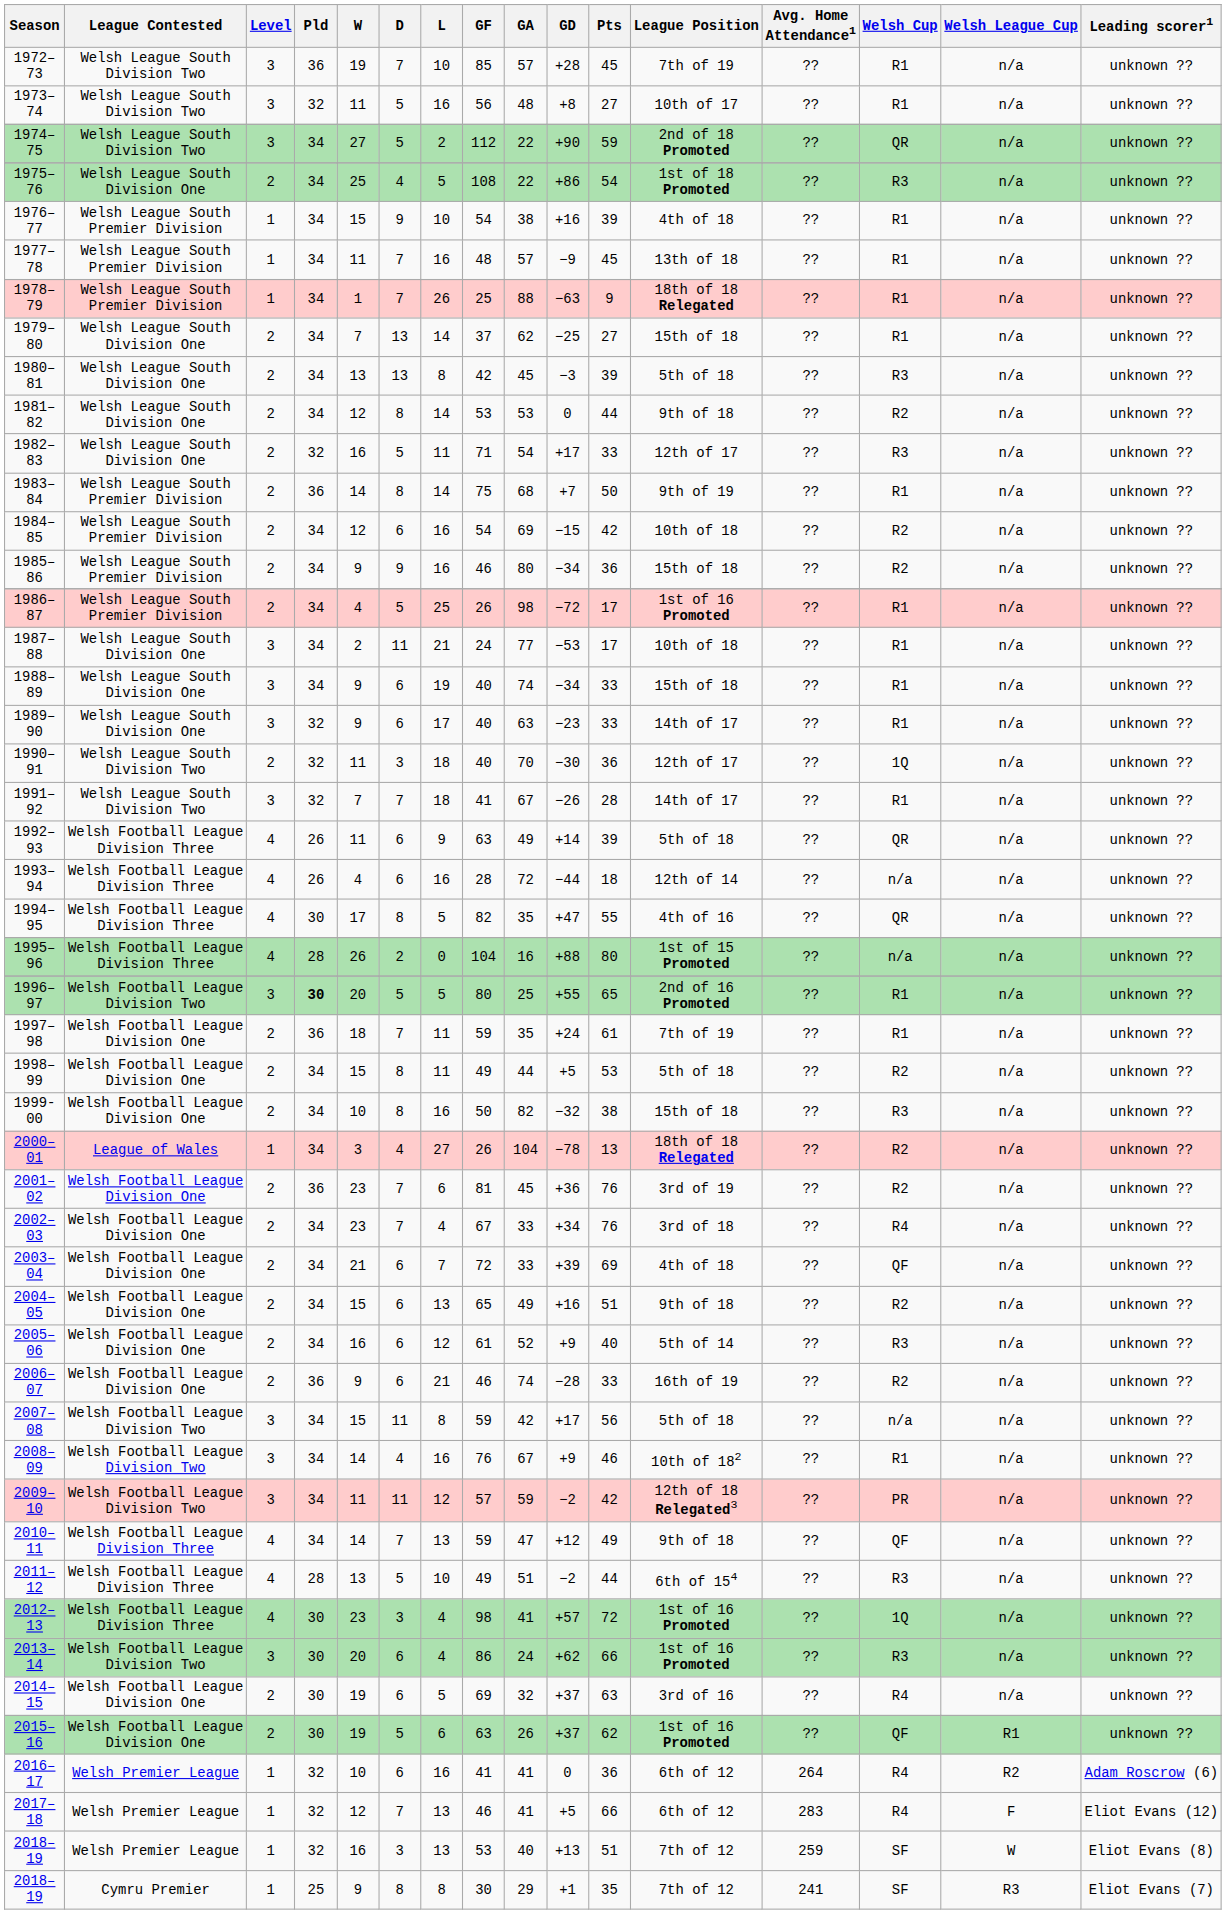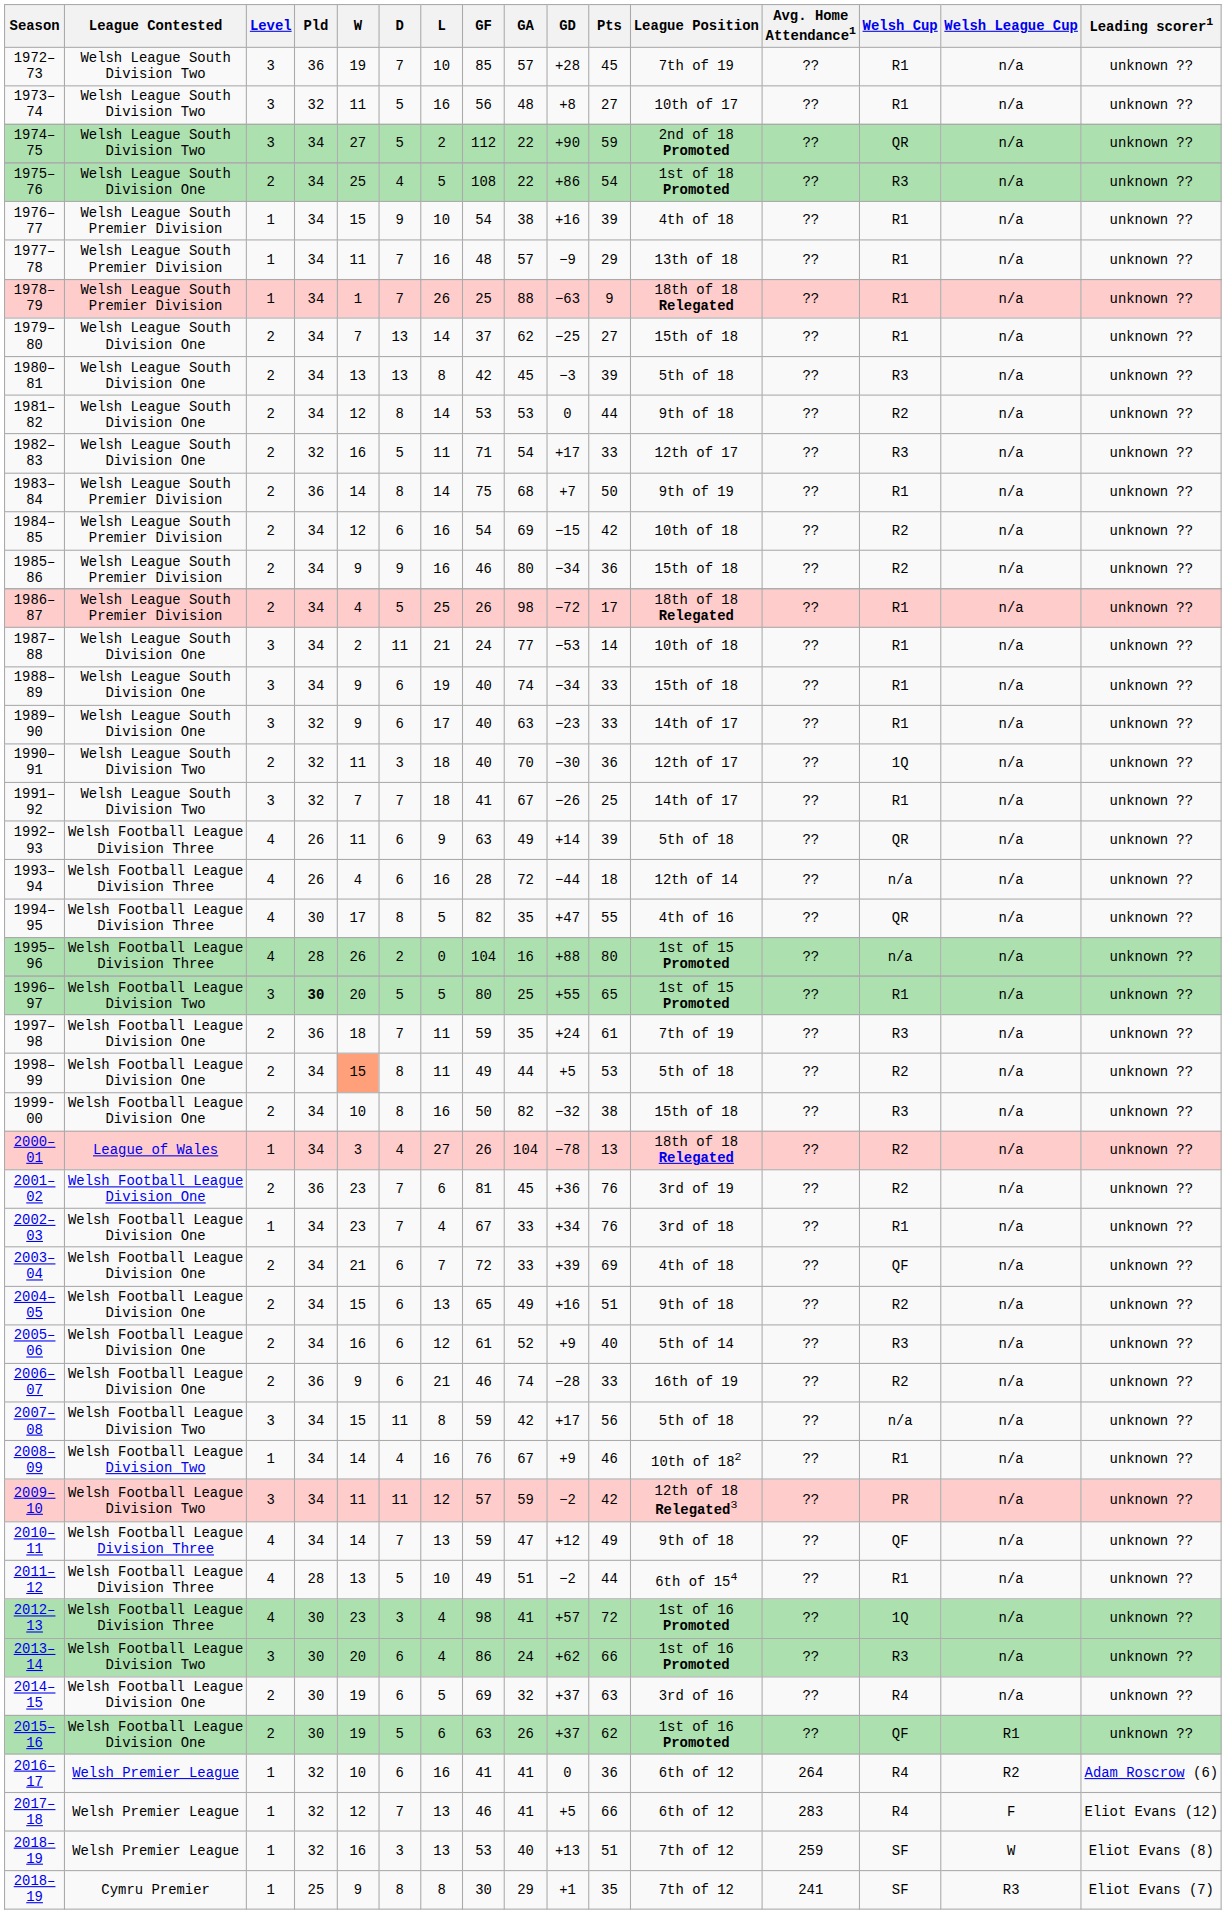(609, 260) 45 -> (609, 260) 29
(696, 608) 1st of 16 Promoted -> (696, 608) 18th of 18 Relegated
(609, 647) 17 -> (609, 647) 14
(609, 802) 28 -> (609, 802) 25
(696, 995) 2nd of 16 Promoted -> (696, 995) 1st of 15 Promoted
(900, 1034) R1 -> (900, 1034) R3
(358, 1073) no background -> (358, 1073) lightsalmon background
(271, 1228) 2 -> (271, 1228) 1
(900, 1228) R4 -> (900, 1228) R1
(271, 1460) 3 -> (271, 1460) 1
(900, 1580) R3 -> (900, 1580) R1
